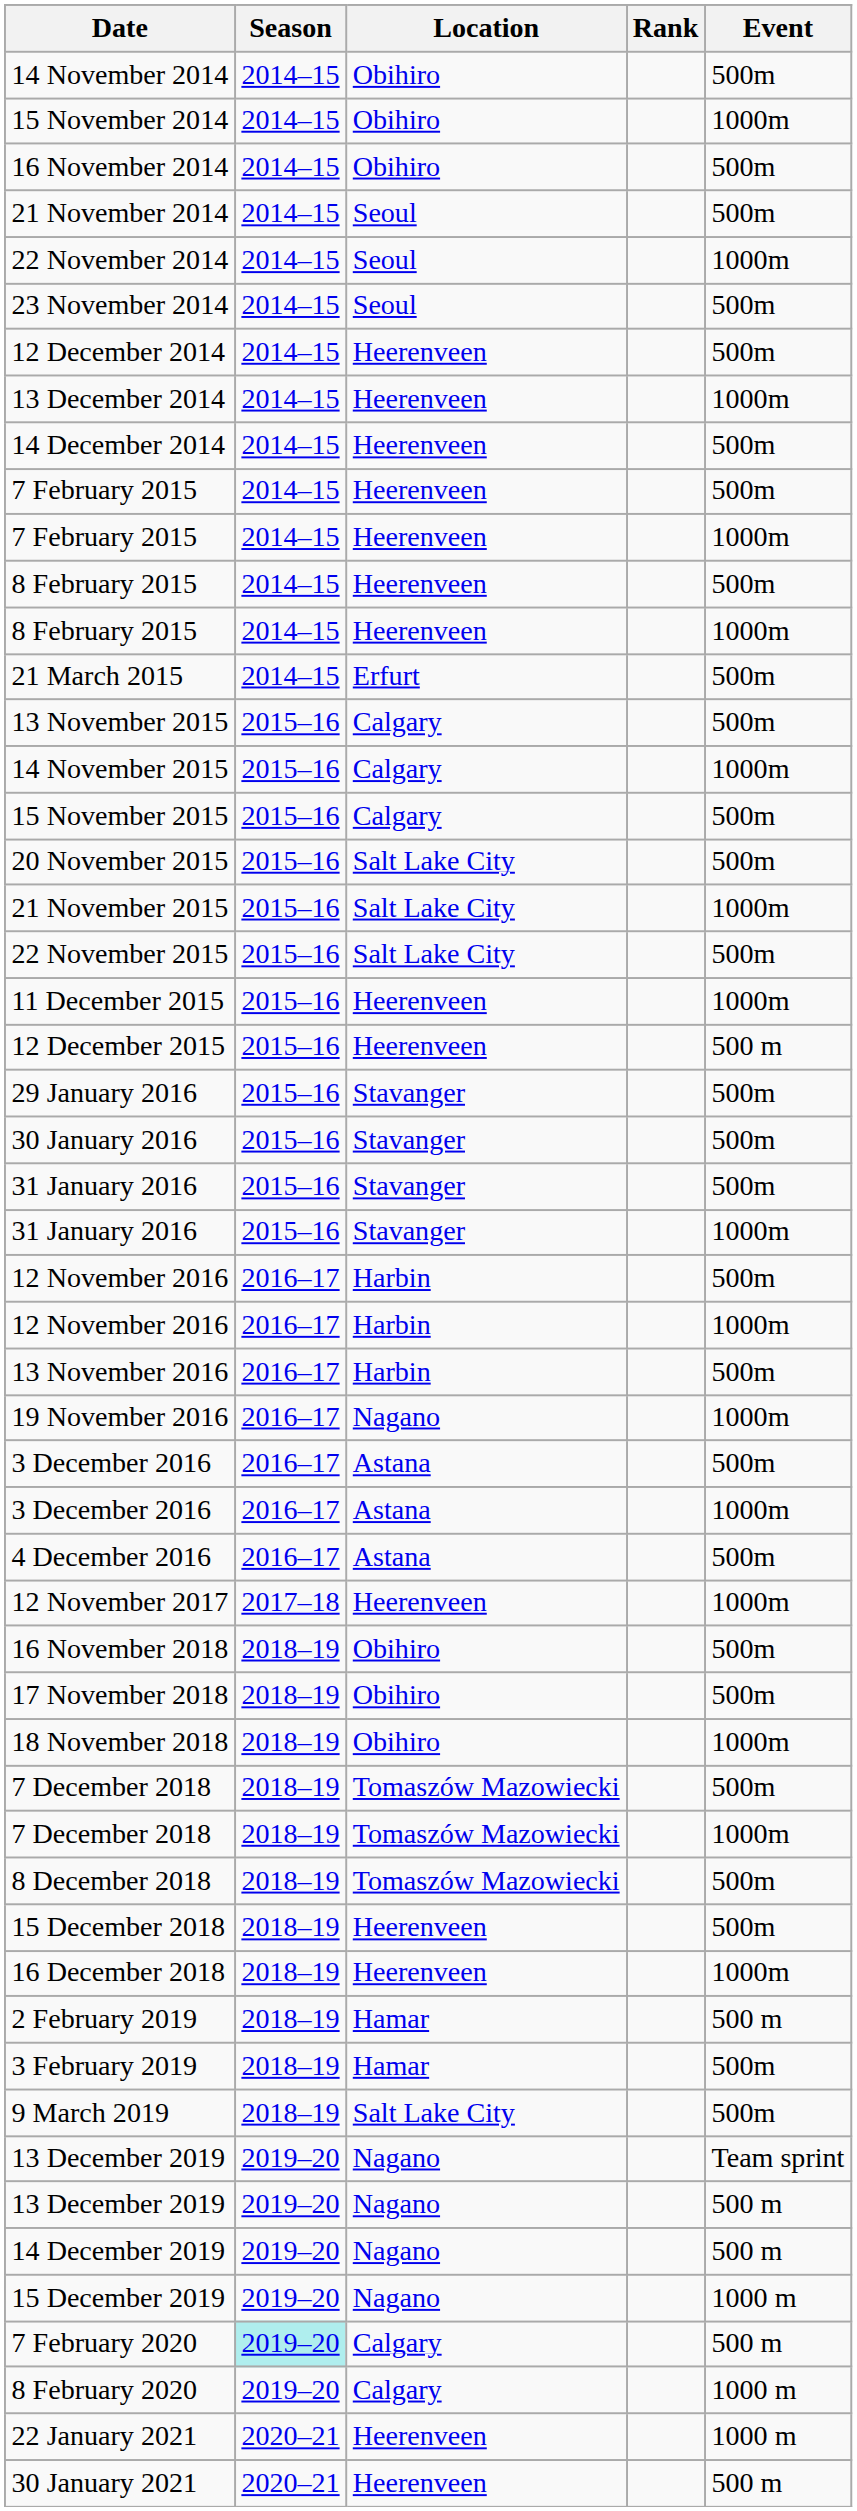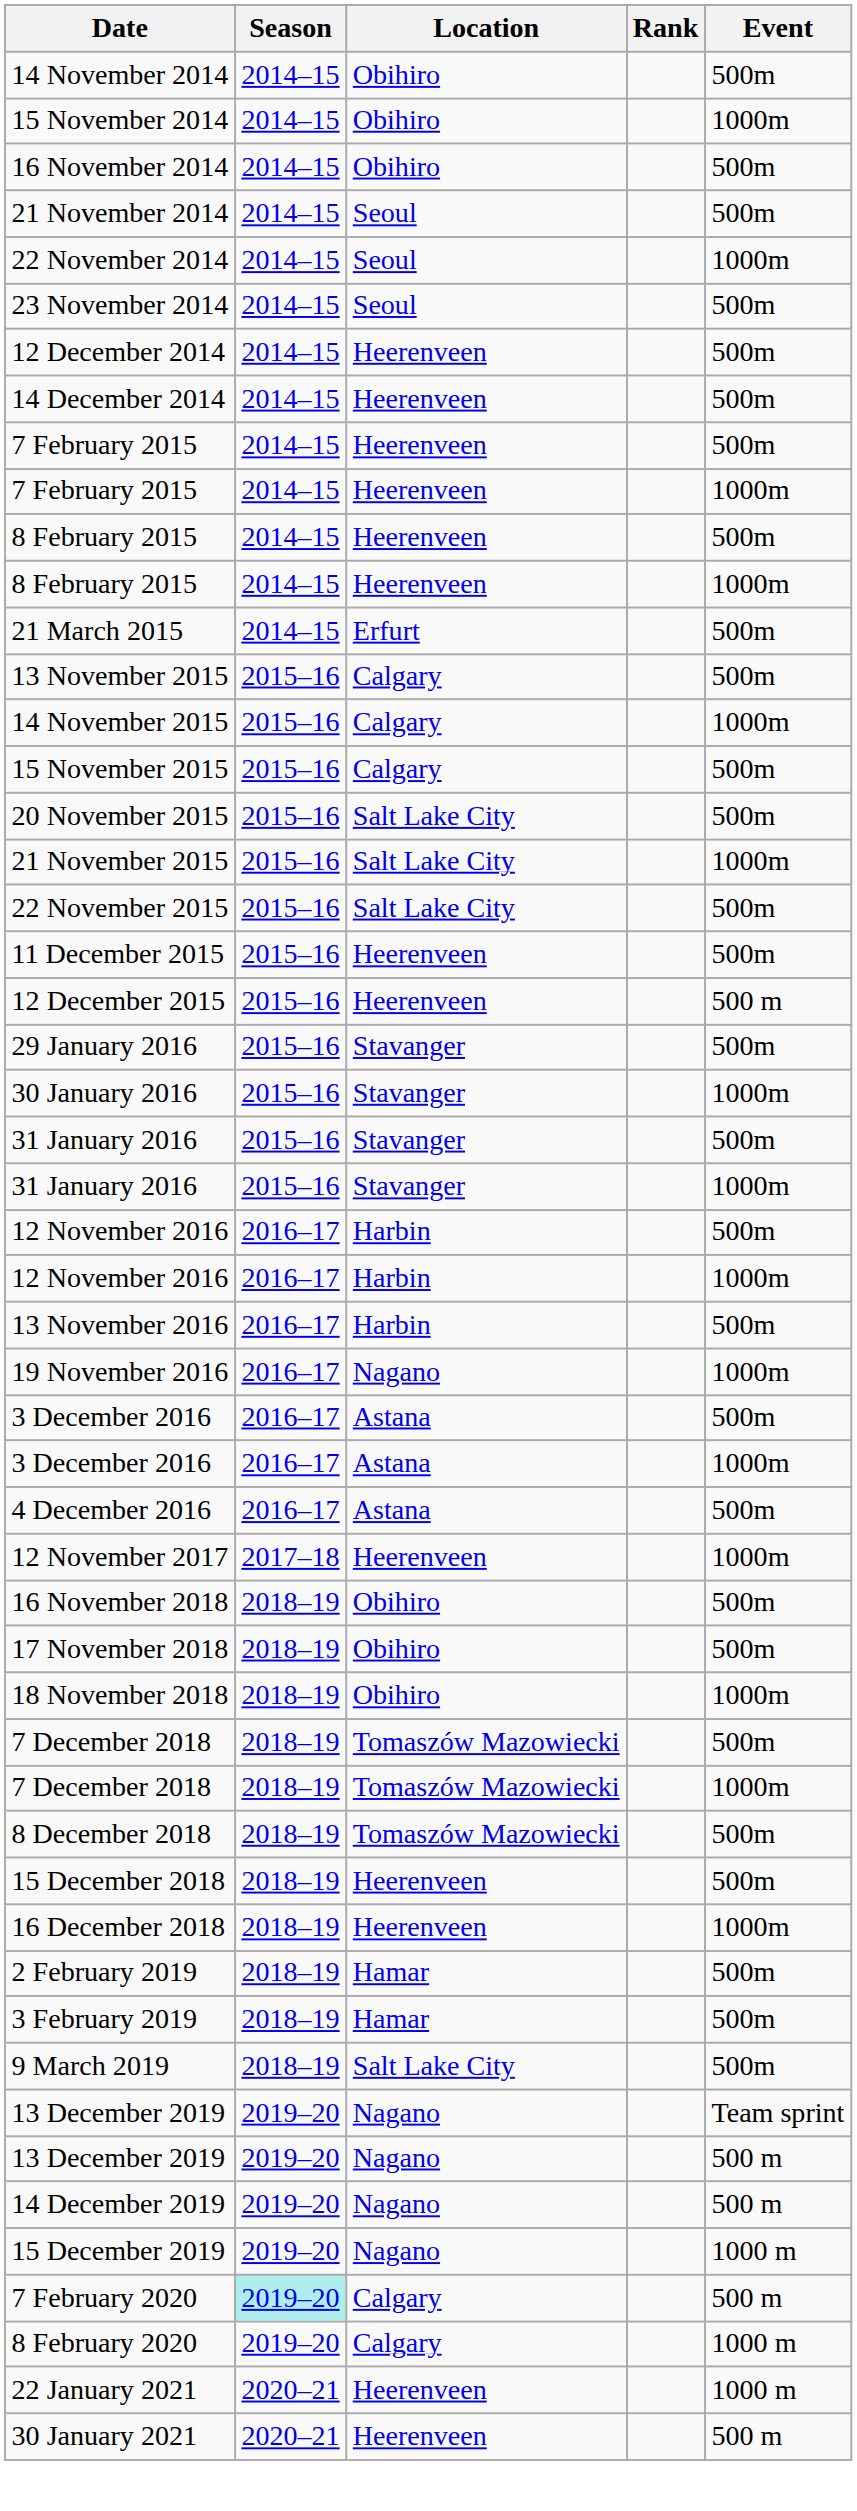- row: (118, 398)
(750, 1000) 1000m -> (743, 954) 500m
(743, 1139) 500m -> (750, 1093) 1000m
(747, 2019) 500 m -> (743, 1973) 500m
